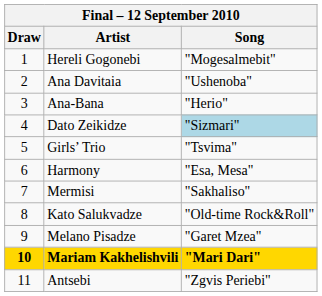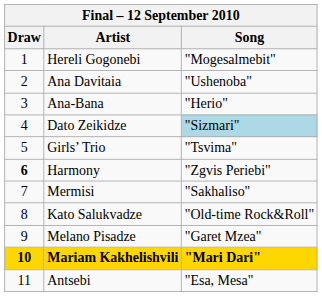(24, 170) normal -> (24, 170) bold
(219, 170) "Esa, Mesa" -> (228, 170) "Zgvis Periebi"
(228, 280) "Zgvis Periebi" -> (219, 280) "Esa, Mesa"
